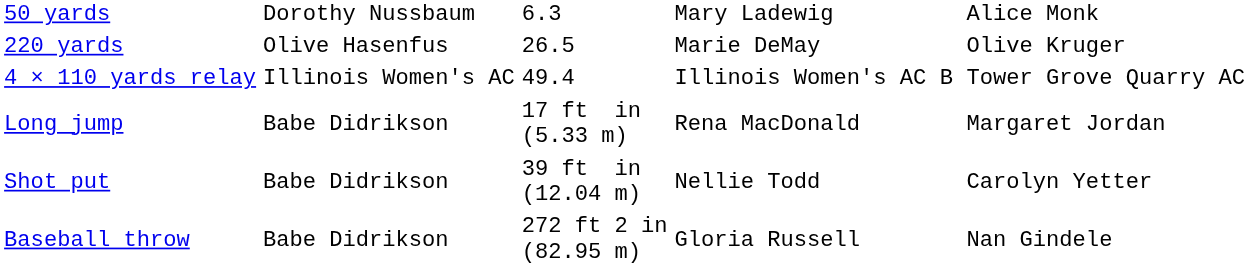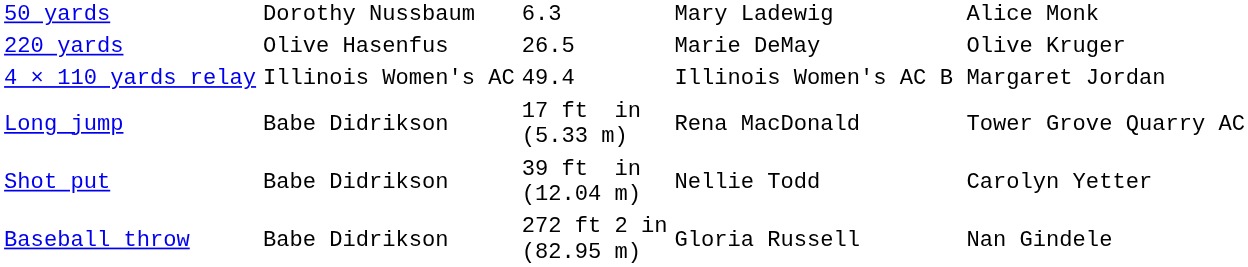(1106, 78) Tower Grove Quarry AC -> (1066, 78) Margaret Jordan
(1066, 124) Margaret Jordan -> (1106, 124) Tower Grove Quarry AC
